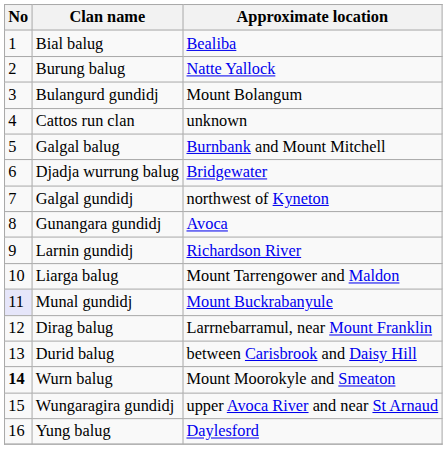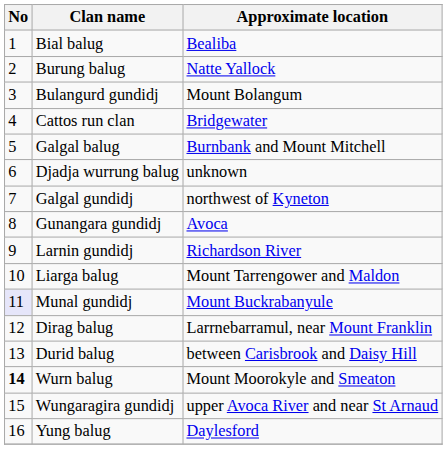(217, 120) unknown -> (227, 120) Bridgewater
(227, 172) Bridgewater -> (217, 172) unknown
